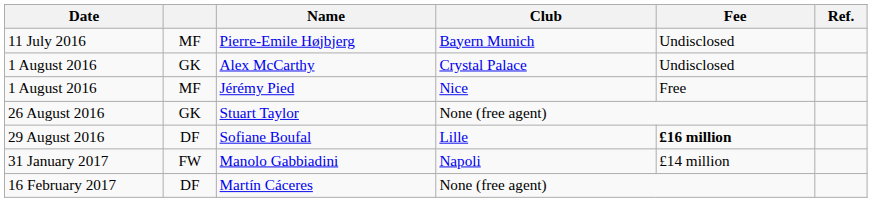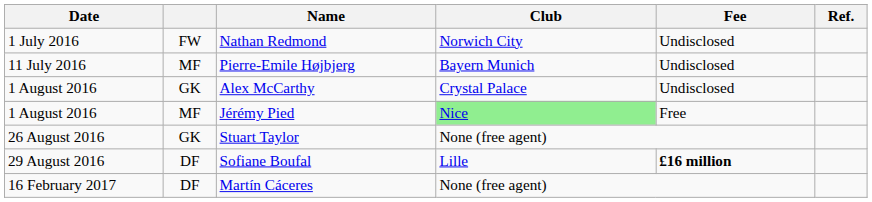+ row: (273, 40)
(454, 88) no background -> (454, 112) lightgreen background
- row: (279, 161)
